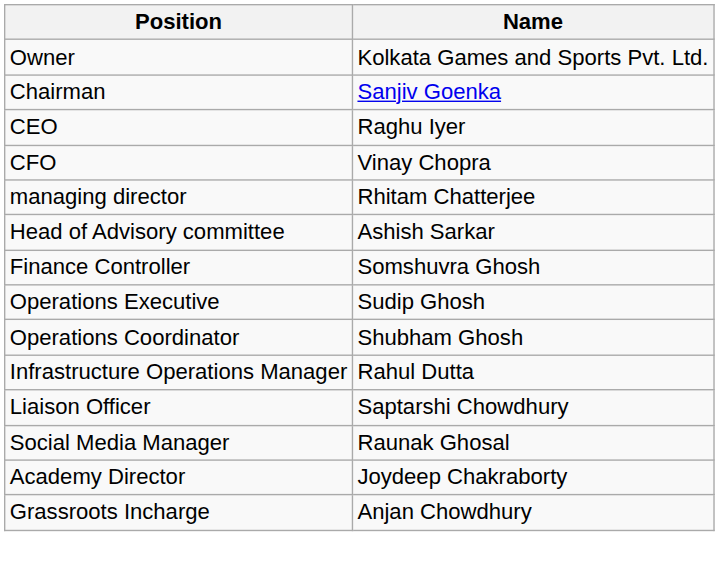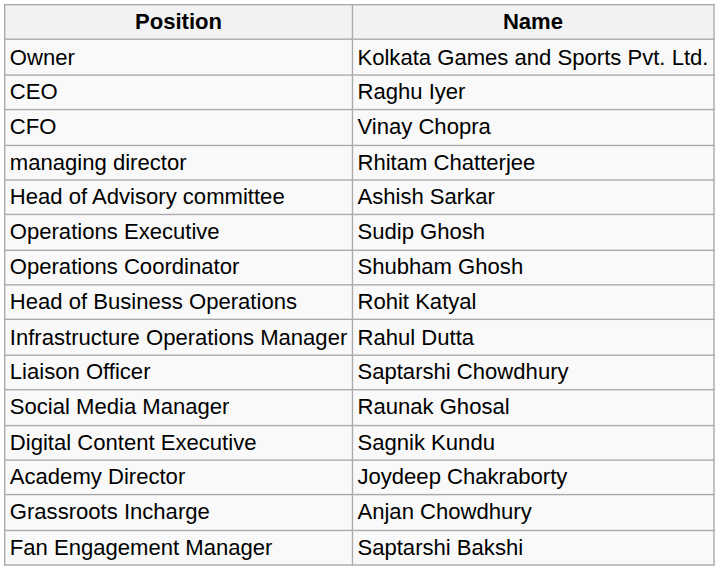- row: (58, 92)
- row: (100, 267)
+ row: (153, 302)
+ row: (133, 442)
+ row: (141, 547)
